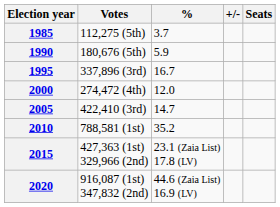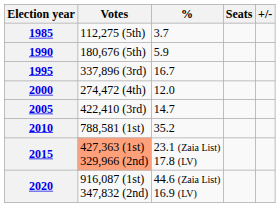columns swapped: (259, 14) <-> (233, 14)
(114, 153) no background -> (114, 153) lightsalmon background
